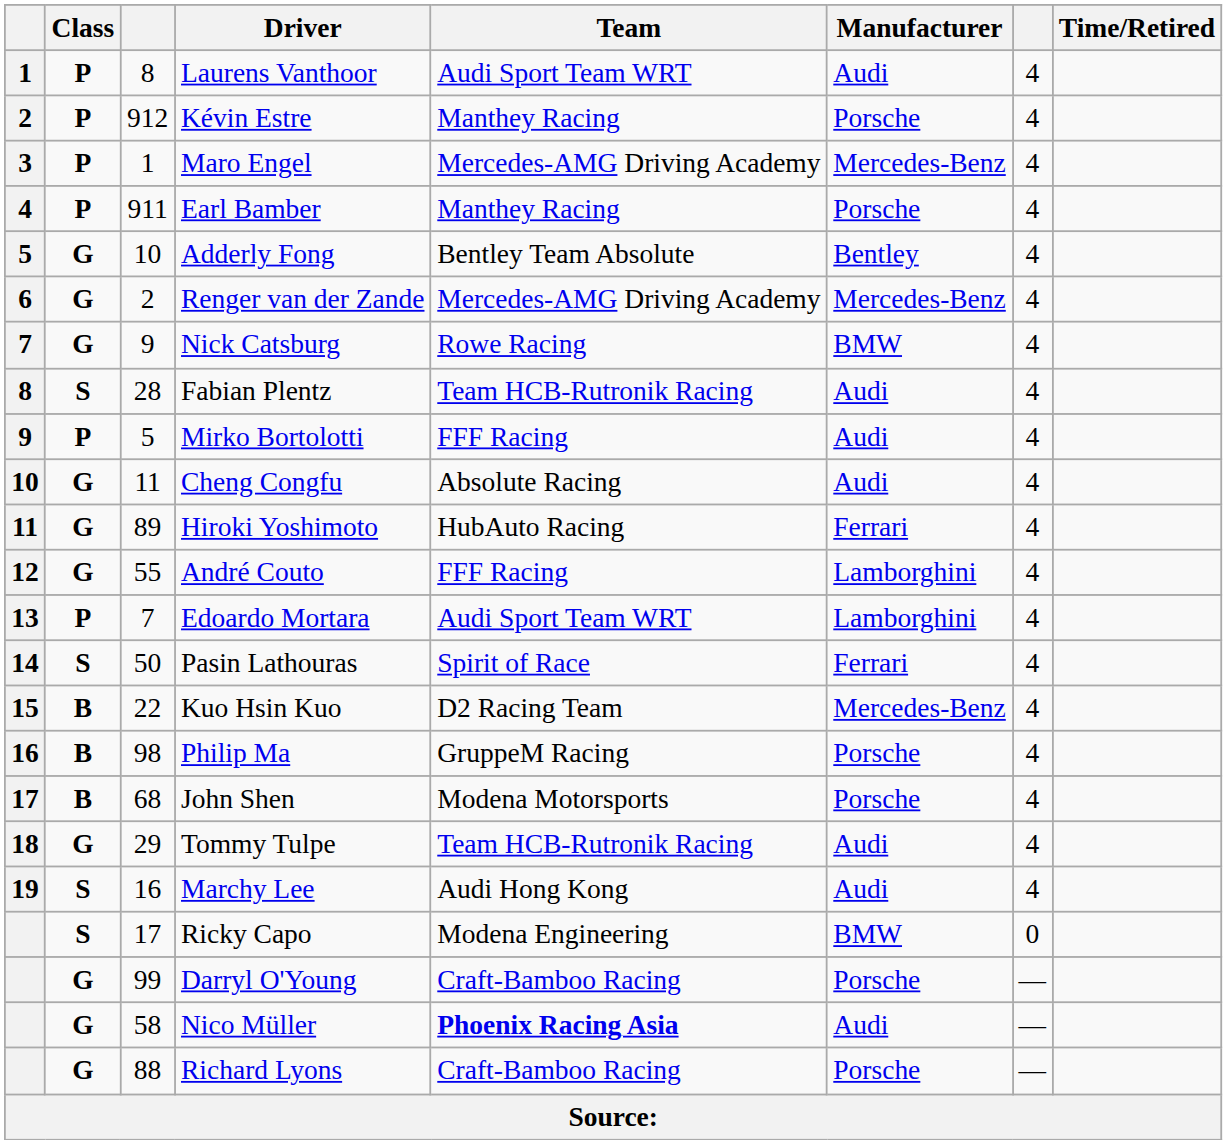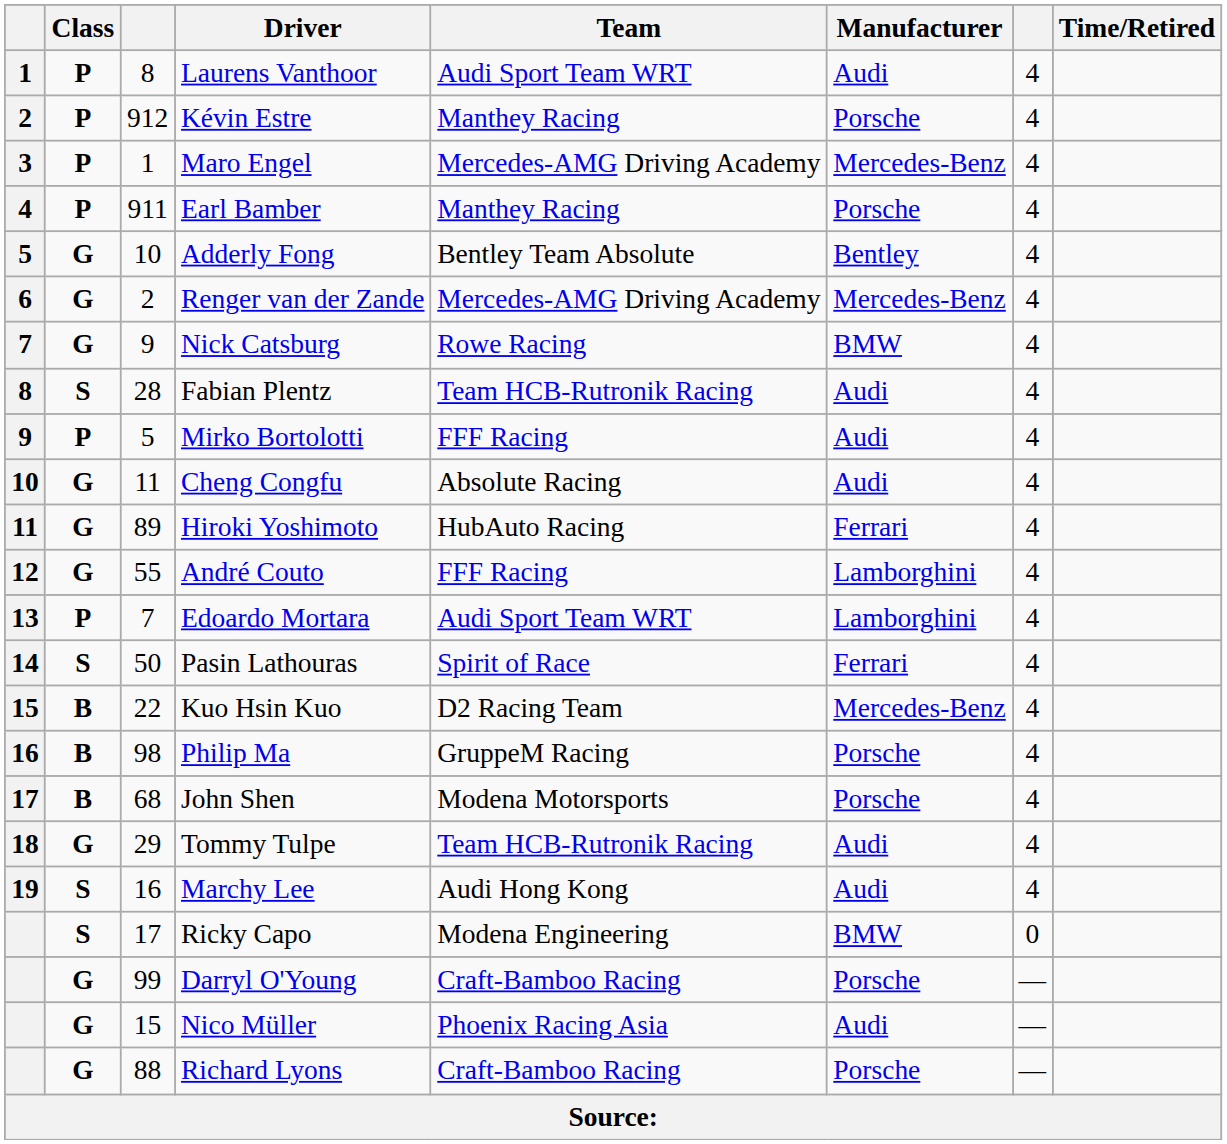(148, 1025) 58 -> (148, 1025) 15
(558, 1025) bold -> (553, 1025) normal
